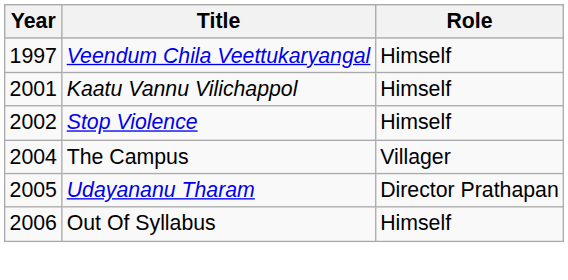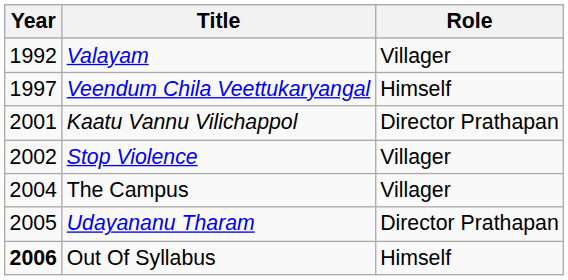+ row: (108, 55)
(416, 88) Himself -> (469, 122) Director Prathapan
(416, 122) Himself -> (415, 156) Villager
(33, 223) normal -> (33, 257) bold
